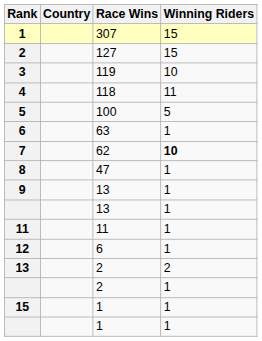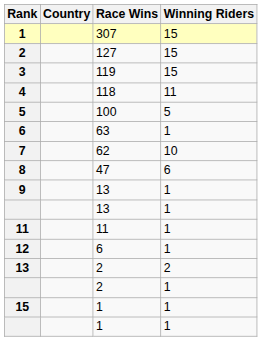(171, 72) 10 -> (171, 72) 15
(171, 151) bold -> (171, 151) normal
(167, 170) 1 -> (167, 170) 6
